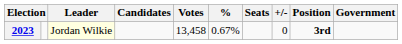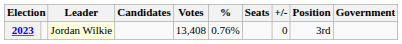(191, 30) 13,458 -> (191, 30) 13,408
(225, 30) 0.67% -> (225, 30) 0.76%
(322, 30) bold -> (323, 30) normal
